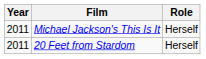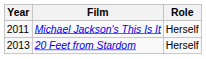(18, 45) 2011 -> (18, 45) 2013
